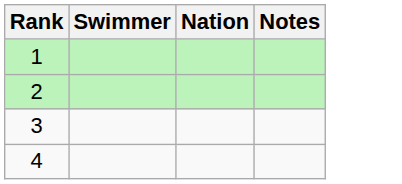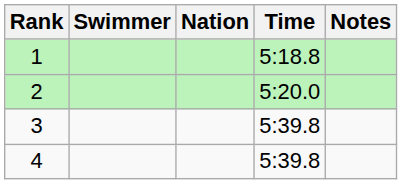+ column: (290, 21)
